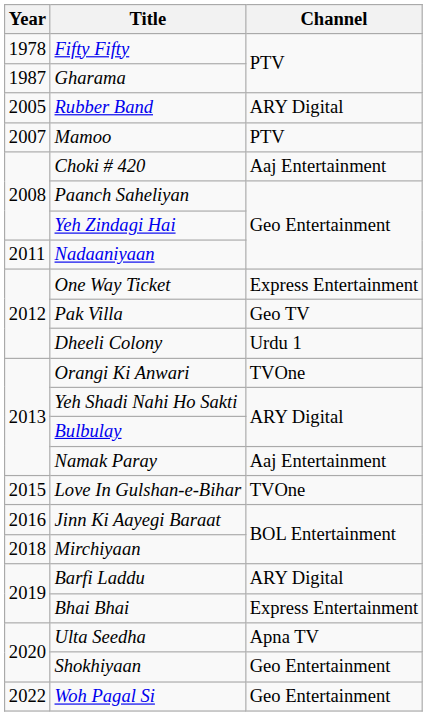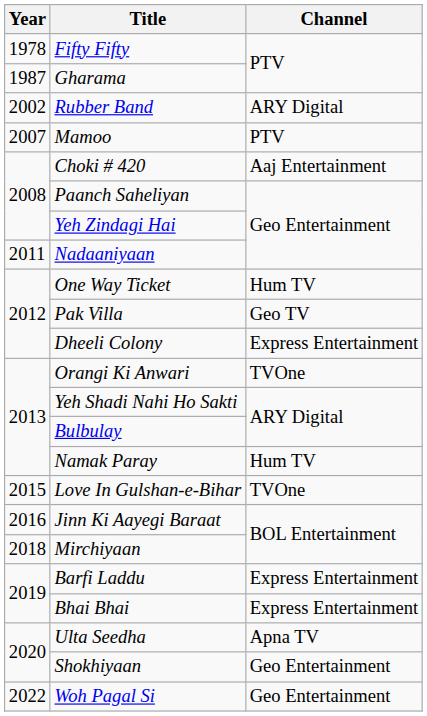(27, 107) 2005 -> (27, 107) 2002
(334, 284) Express Entertainment -> (283, 284) Hum TV
(276, 343) Urdu 1 -> (334, 343) Express Entertainment
(318, 460) Aaj Entertainment -> (283, 460) Hum TV
(297, 578) ARY Digital -> (334, 578) Express Entertainment
